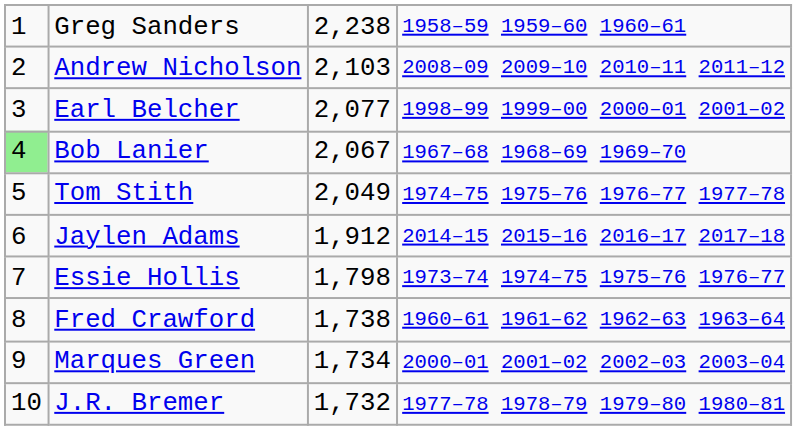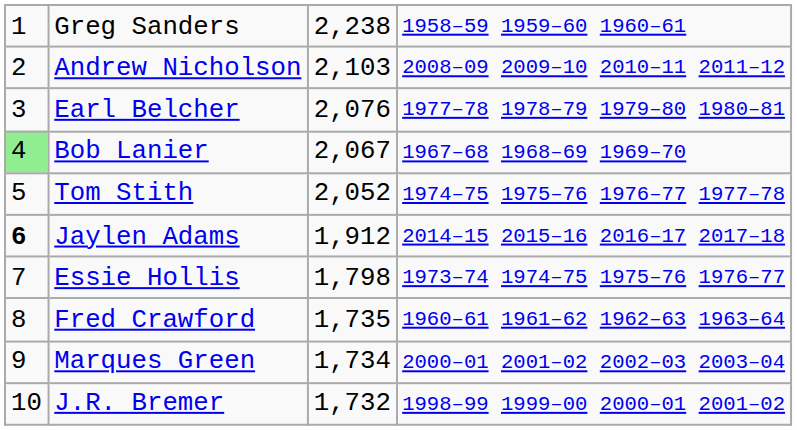(352, 110) 2,077 -> (352, 110) 2,076
(594, 110) 1998–99 1999–00 2000–01 2001–02 -> (594, 110) 1977–78 1978–79 1979–80 1980–81
(352, 194) 2,049 -> (352, 194) 2,052
(19, 236) normal -> (19, 236) bold
(352, 320) 1,738 -> (352, 320) 1,735
(594, 404) 1977–78 1978–79 1979–80 1980–81 -> (594, 404) 1998–99 1999–00 2000–01 2001–02
